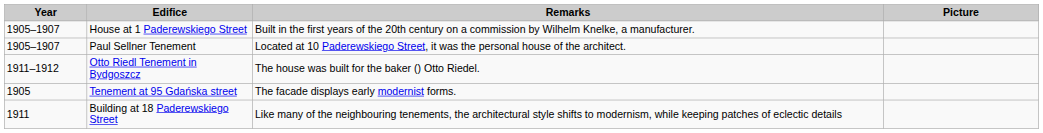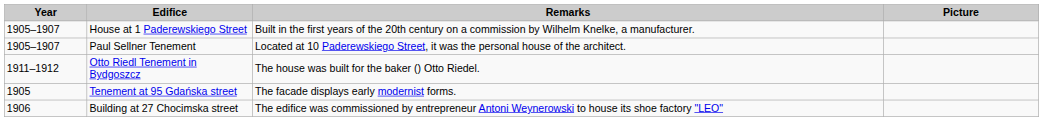- row: (159, 114)
+ row: (164, 108)
